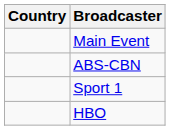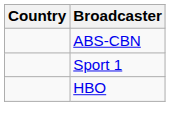- row: (111, 40)
